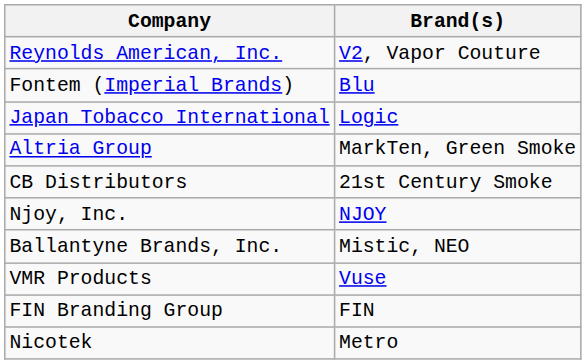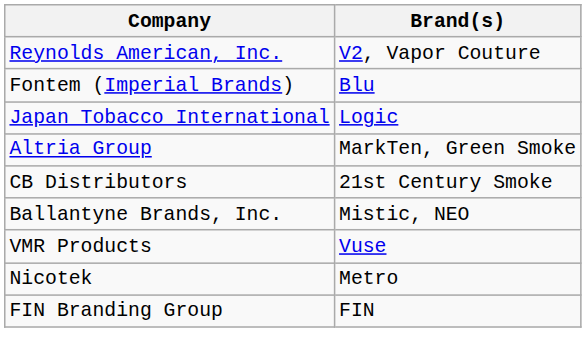- row: (69, 214)
rows swapped: (51, 343) <-> (116, 311)
